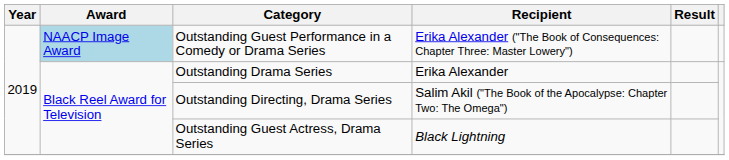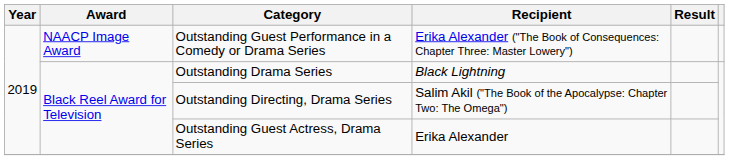(86, 43) lightblue background -> (86, 43) no background
(462, 72) Erika Alexander -> (460, 72) Black Lightning
(460, 136) Black Lightning -> (462, 136) Erika Alexander
